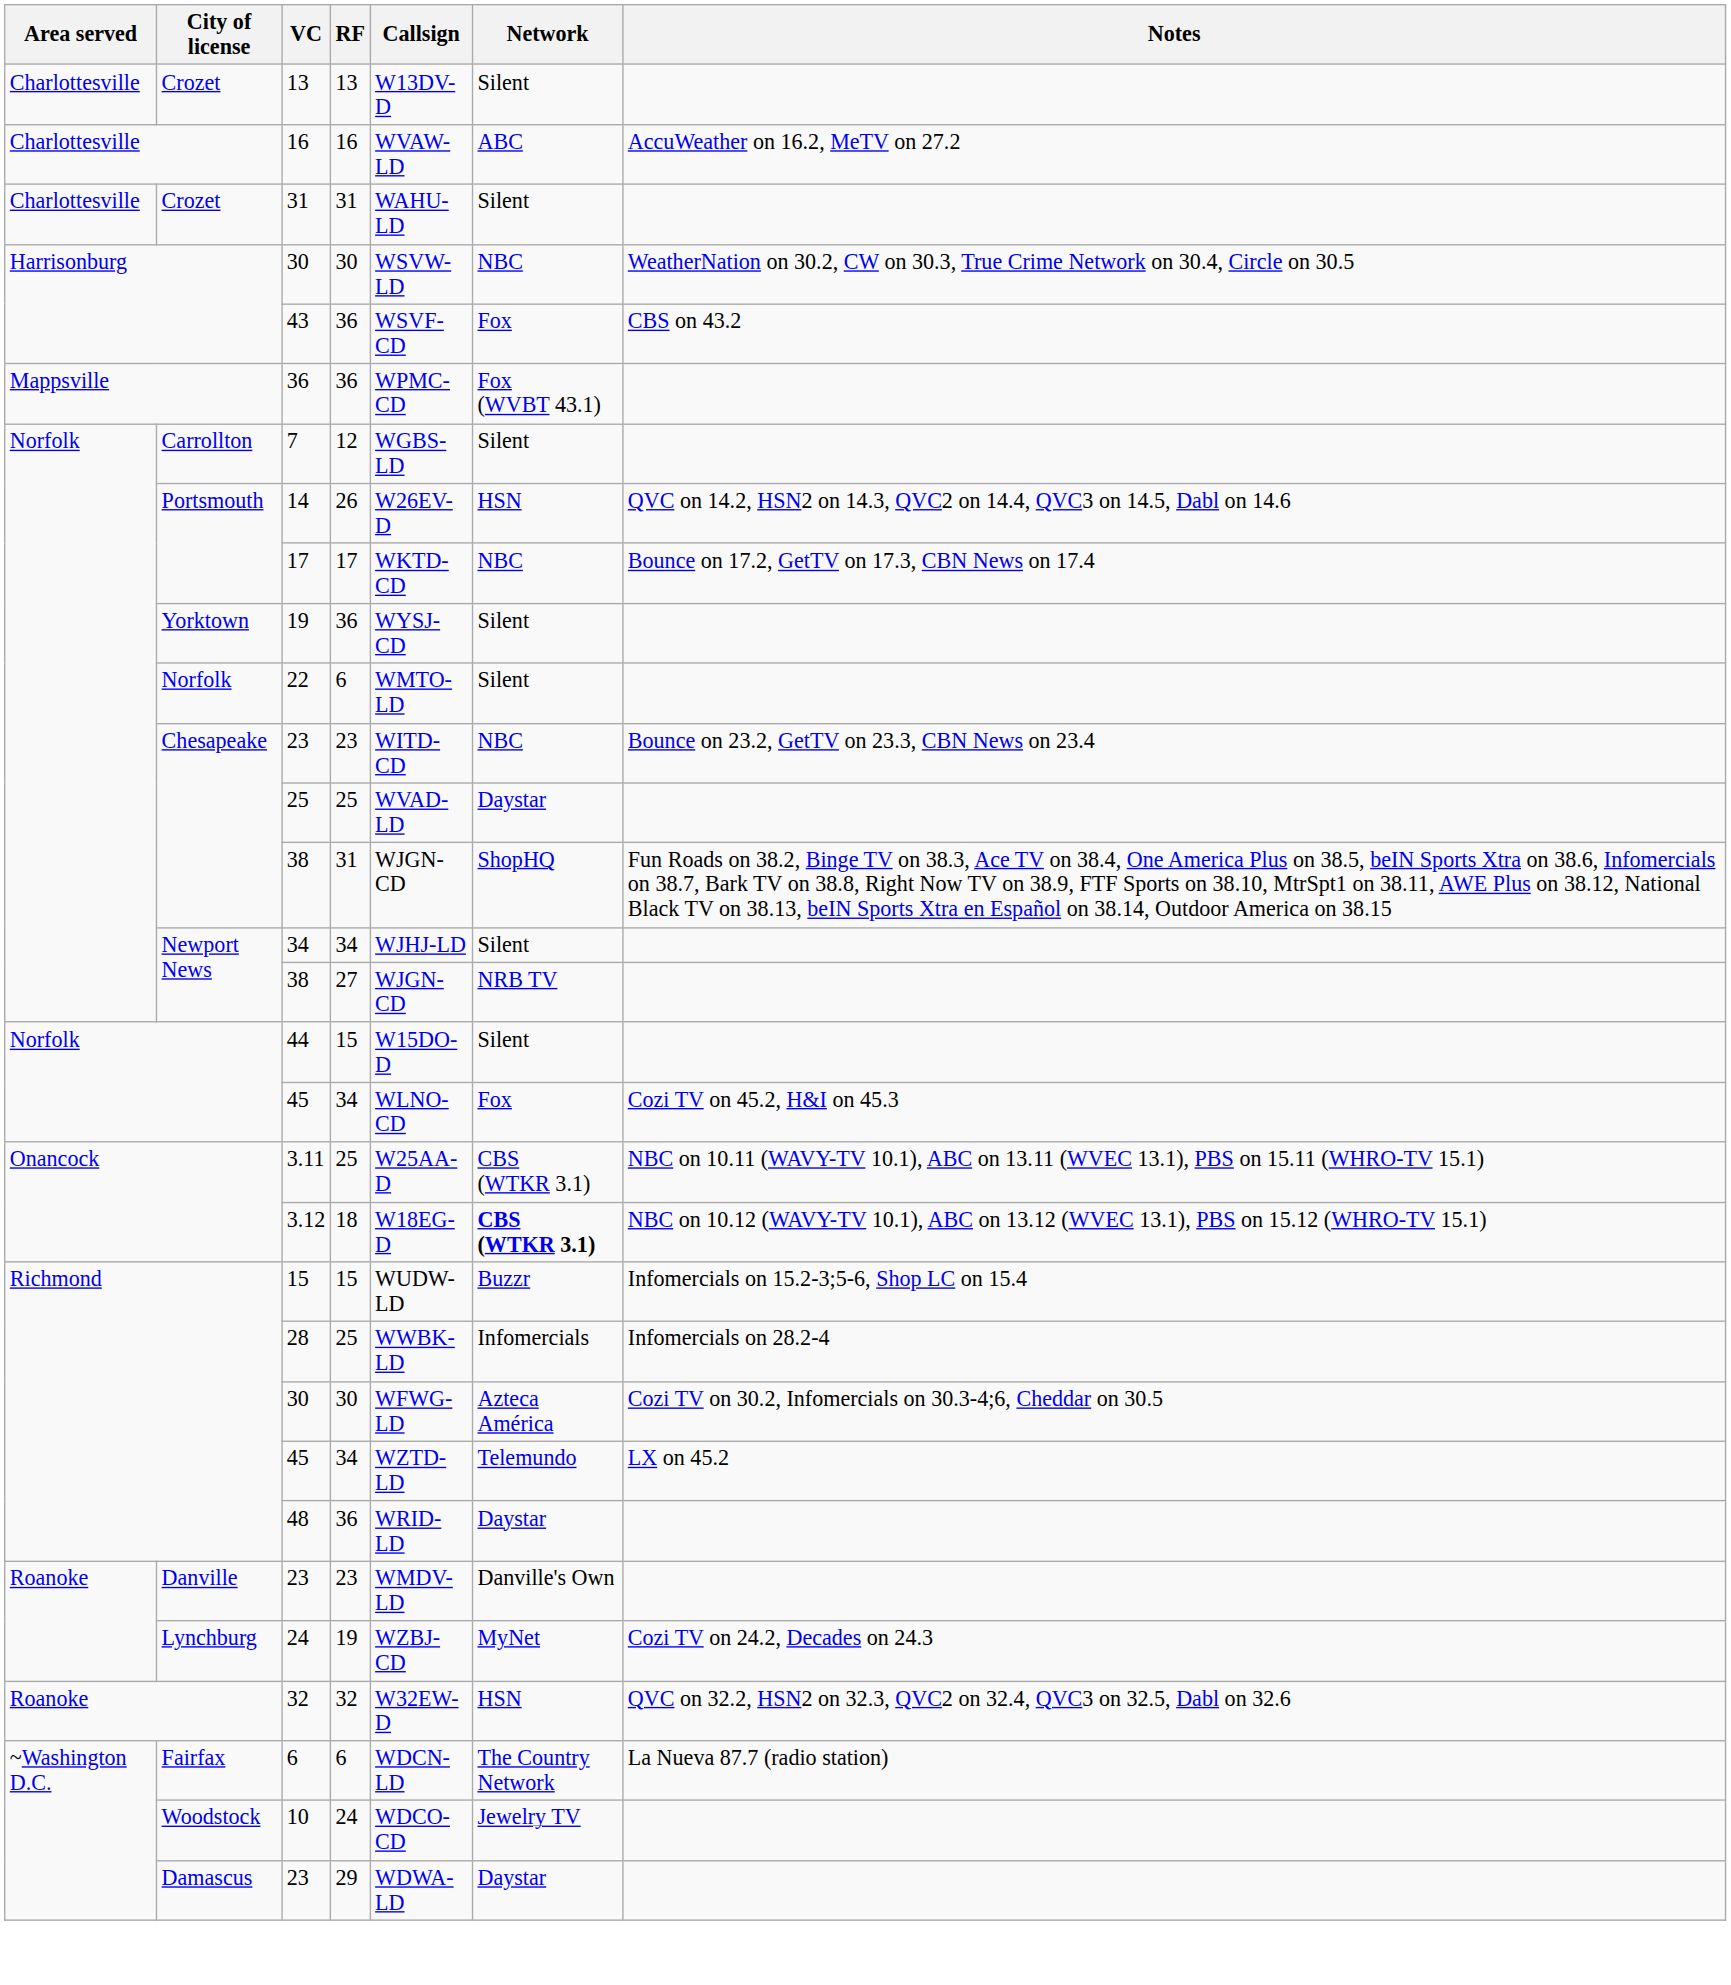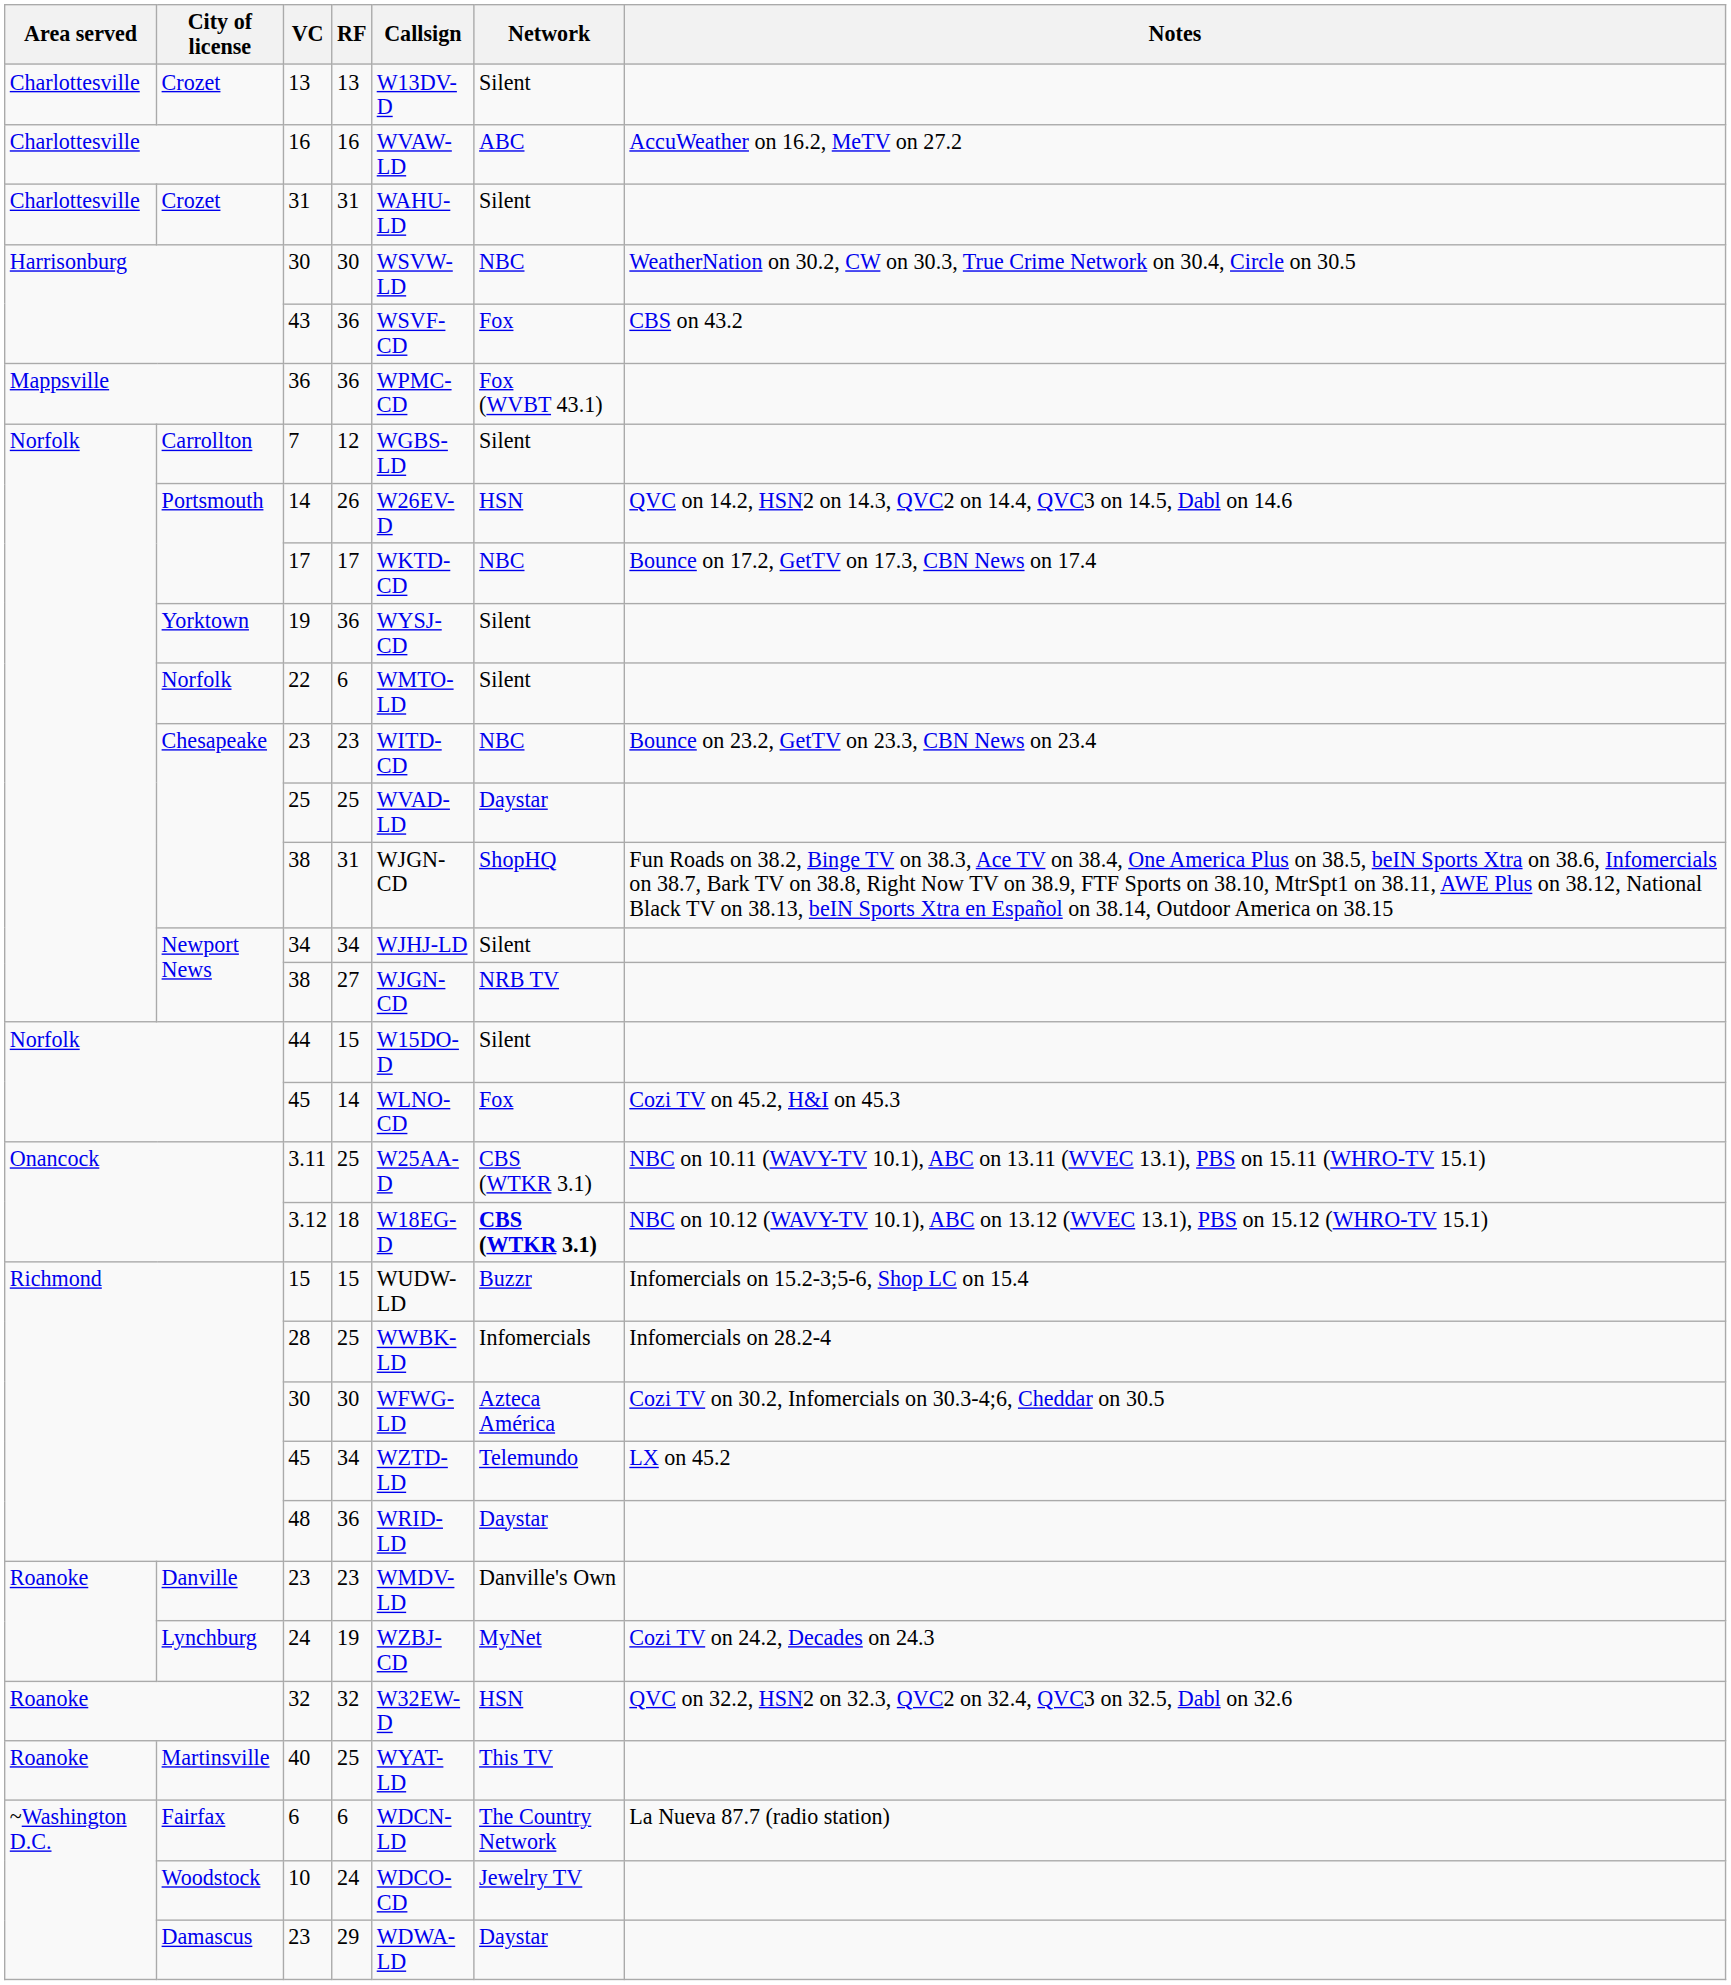(347, 1099) 34 -> (348, 1099) 14
+ row: (216, 1757)
